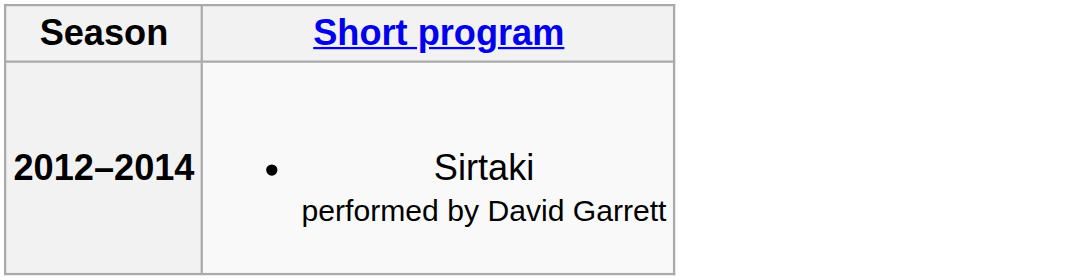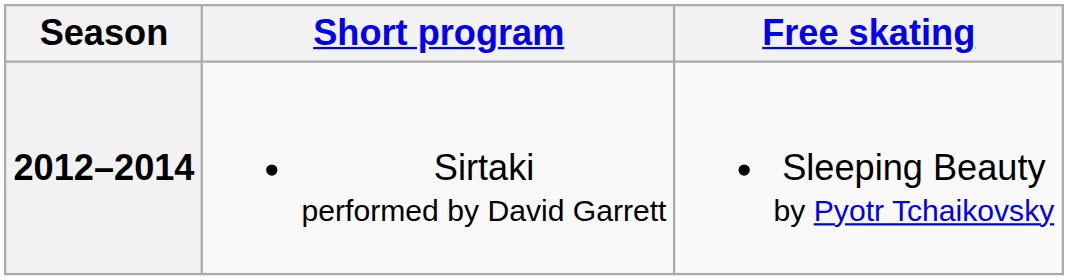+ column: (869, 33)
